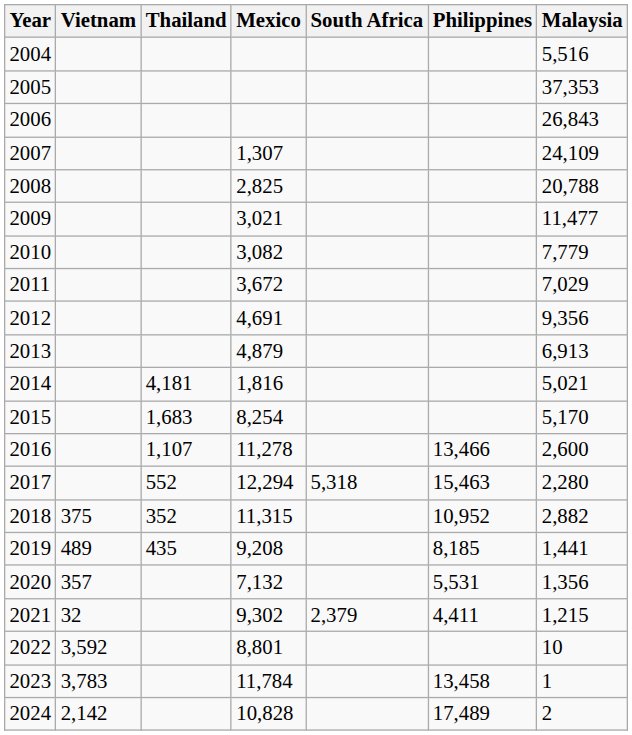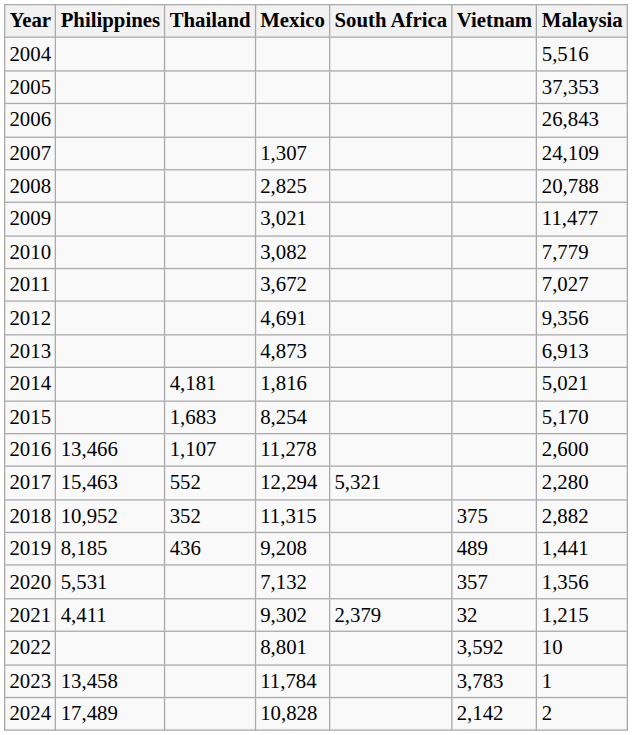columns swapped: (482, 20) <-> (98, 20)
(565, 284) 7,029 -> (565, 284) 7,027
(260, 350) 4,879 -> (284, 350) 4,873
(334, 482) 5,318 -> (358, 482) 5,321
(161, 548) 435 -> (185, 548) 436
